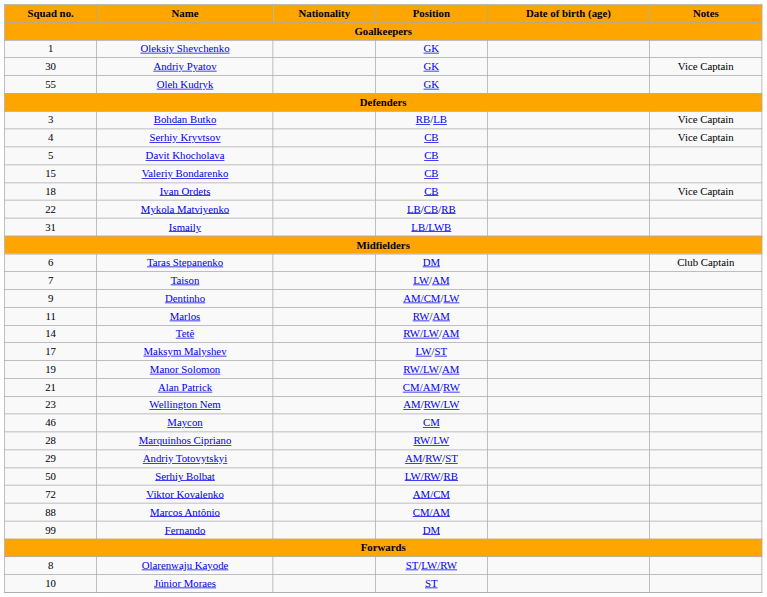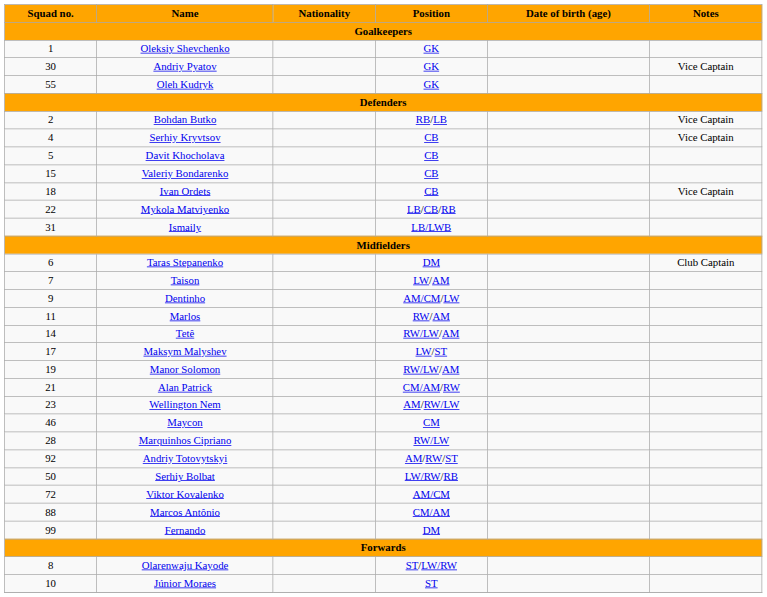(51, 120) 3 -> (51, 120) 2
(51, 459) 29 -> (51, 459) 92
